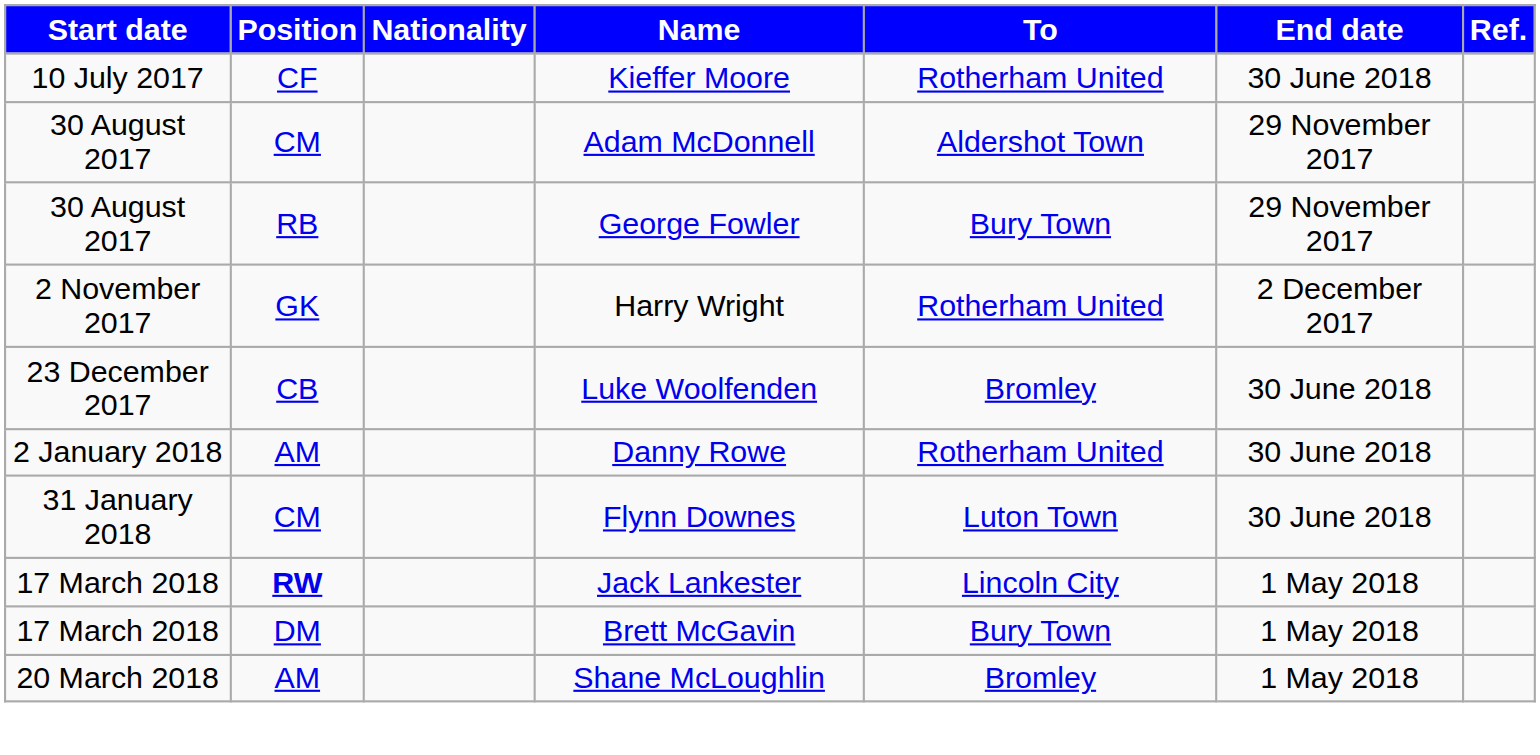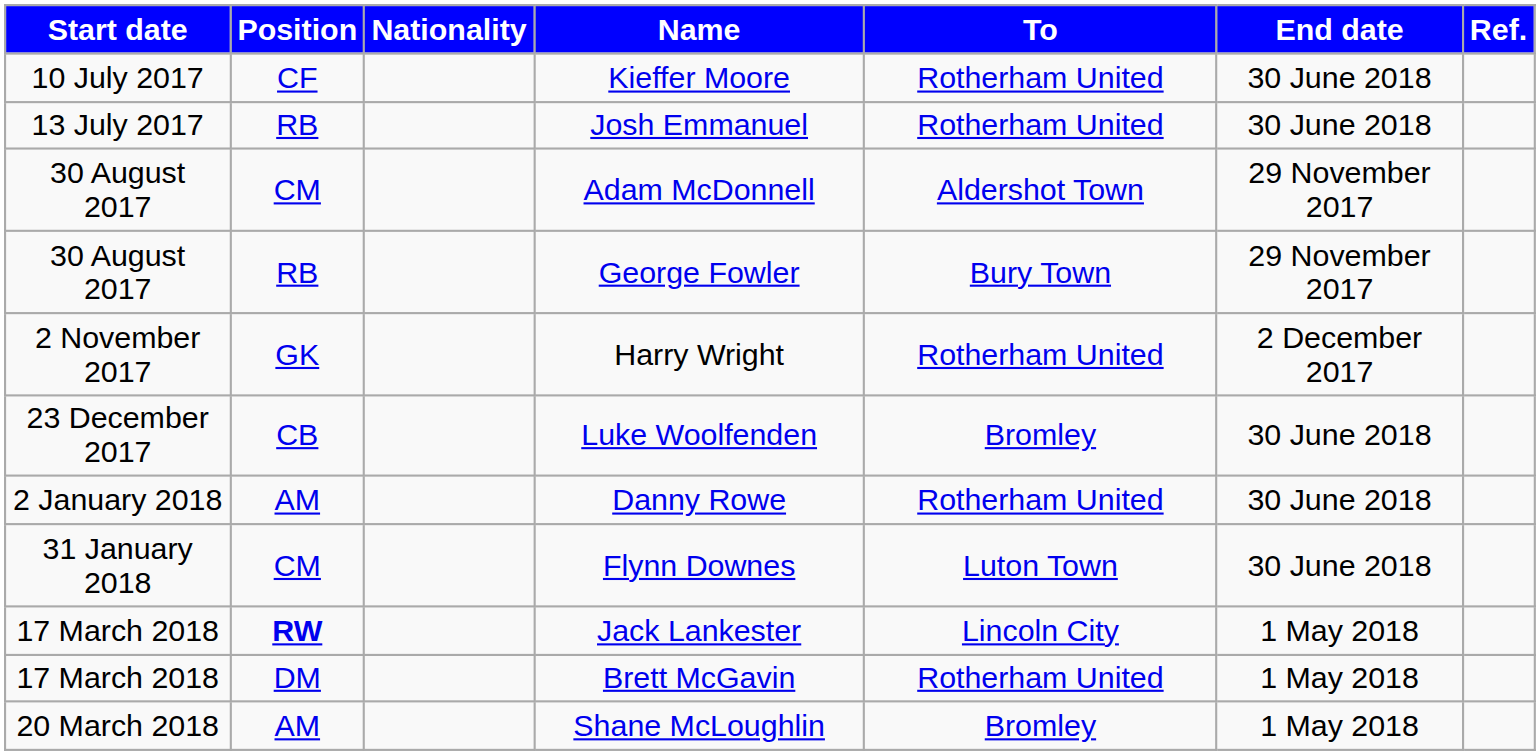+ row: (699, 125)
(1040, 630) Bury Town -> (1040, 678) Rotherham United
